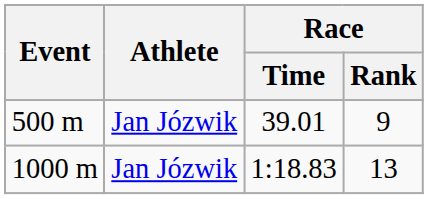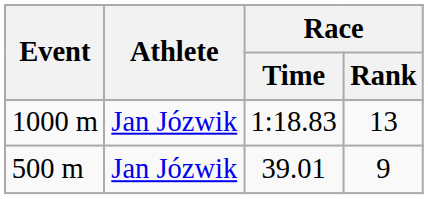rows swapped: (48, 122) <-> (55, 169)
